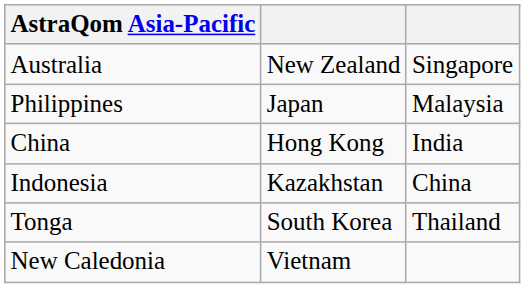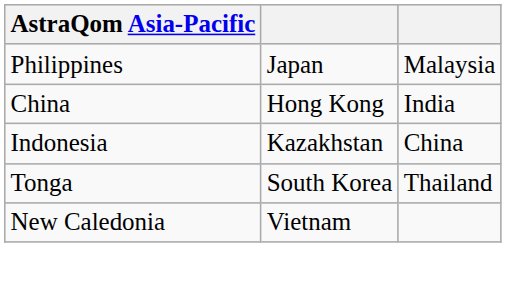- row: (56, 63)
